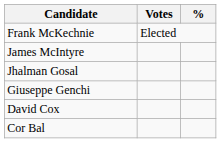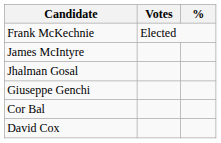rows swapped: (33, 109) <-> (26, 128)
